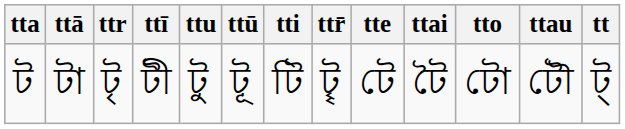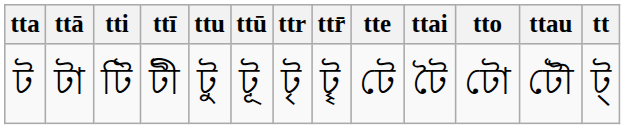columns swapped: (288, 24) <-> (113, 24)
